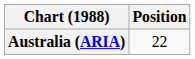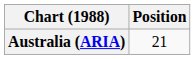(159, 41) 22 -> (159, 41) 21
